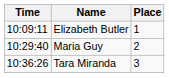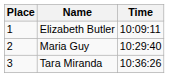columns swapped: (148, 13) <-> (28, 13)
